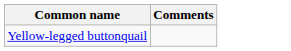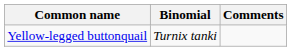+ column: (185, 14)
